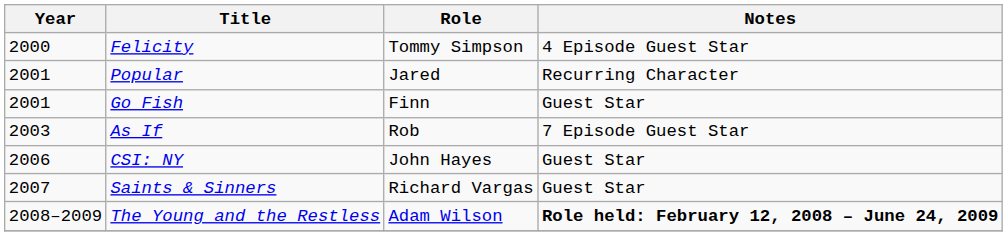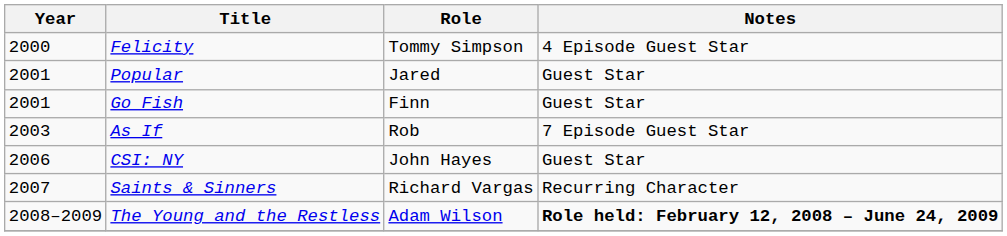(640, 75) Recurring Character -> (594, 75) Guest Star
(594, 188) Guest Star -> (640, 188) Recurring Character
